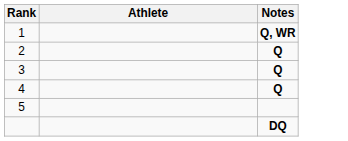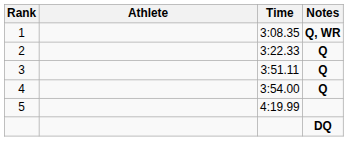+ column: (280, 13)
